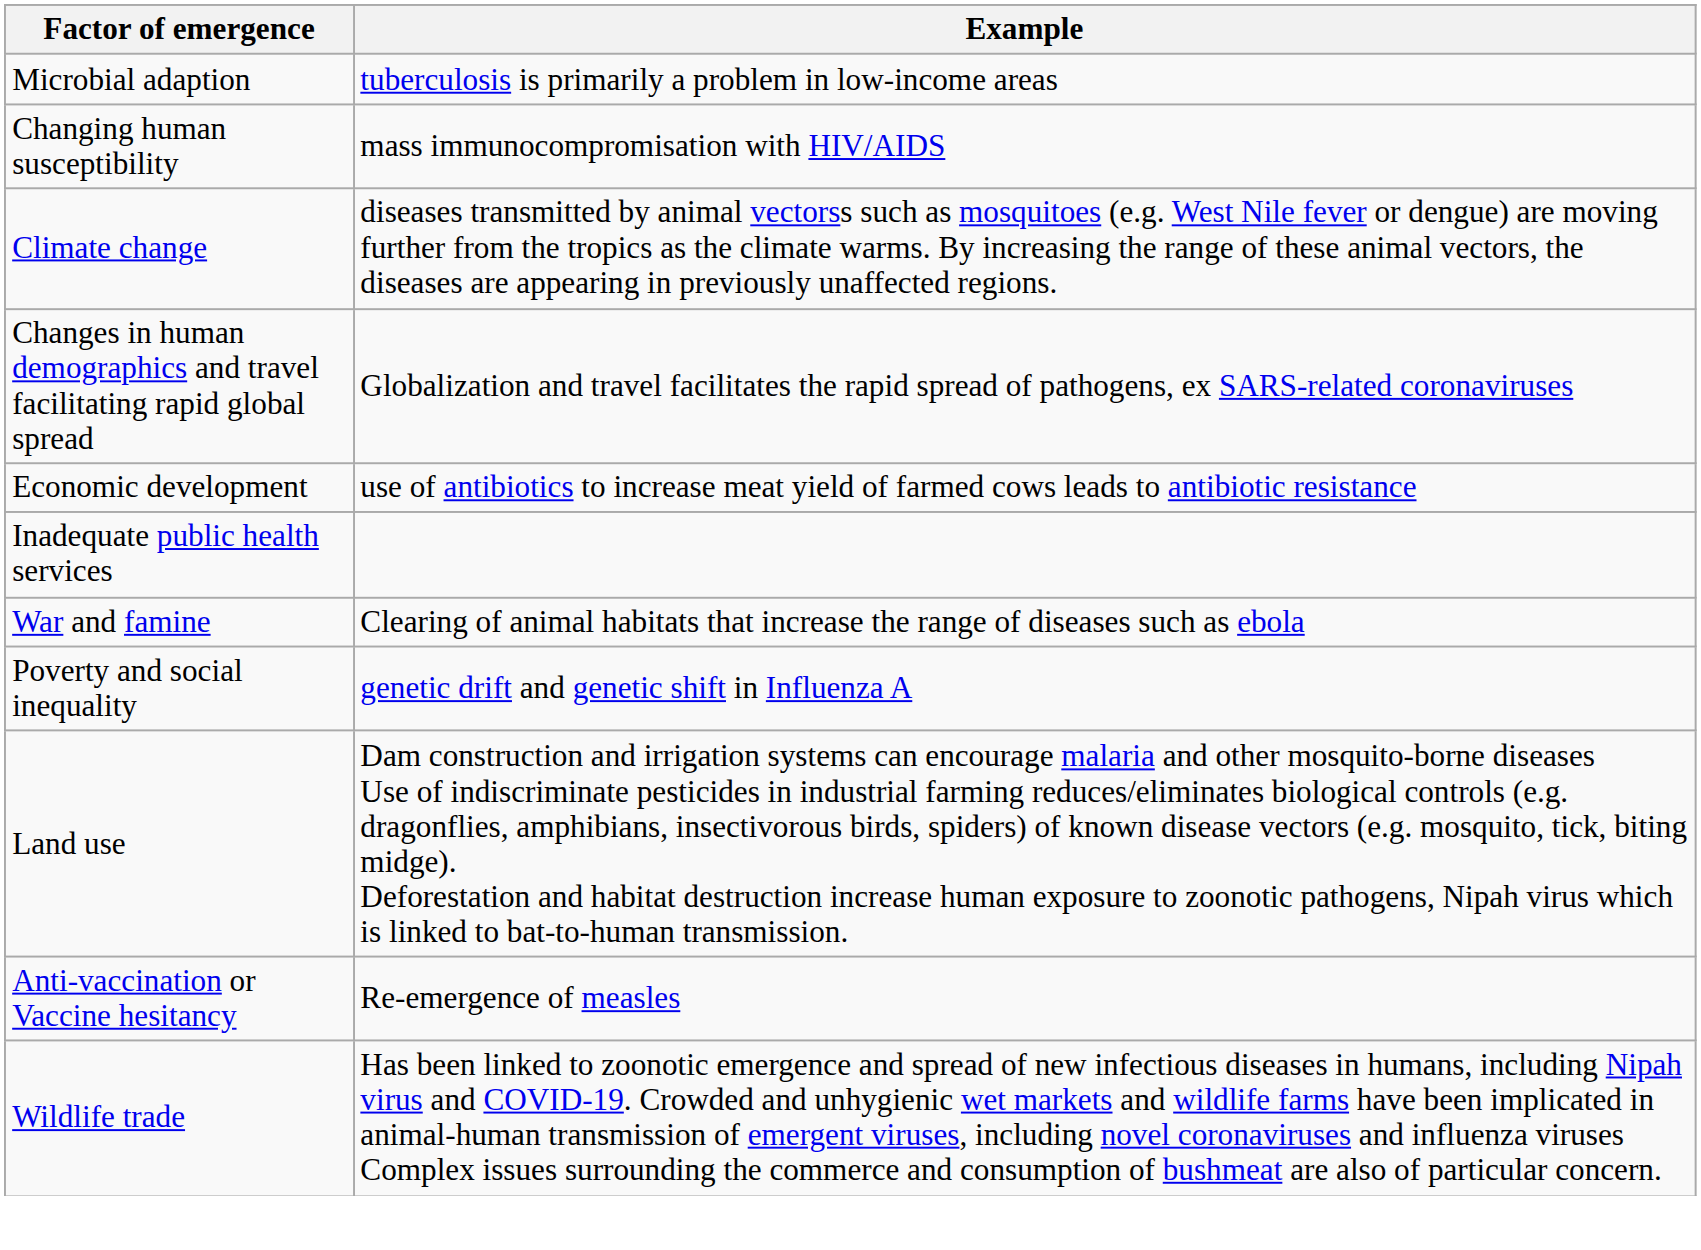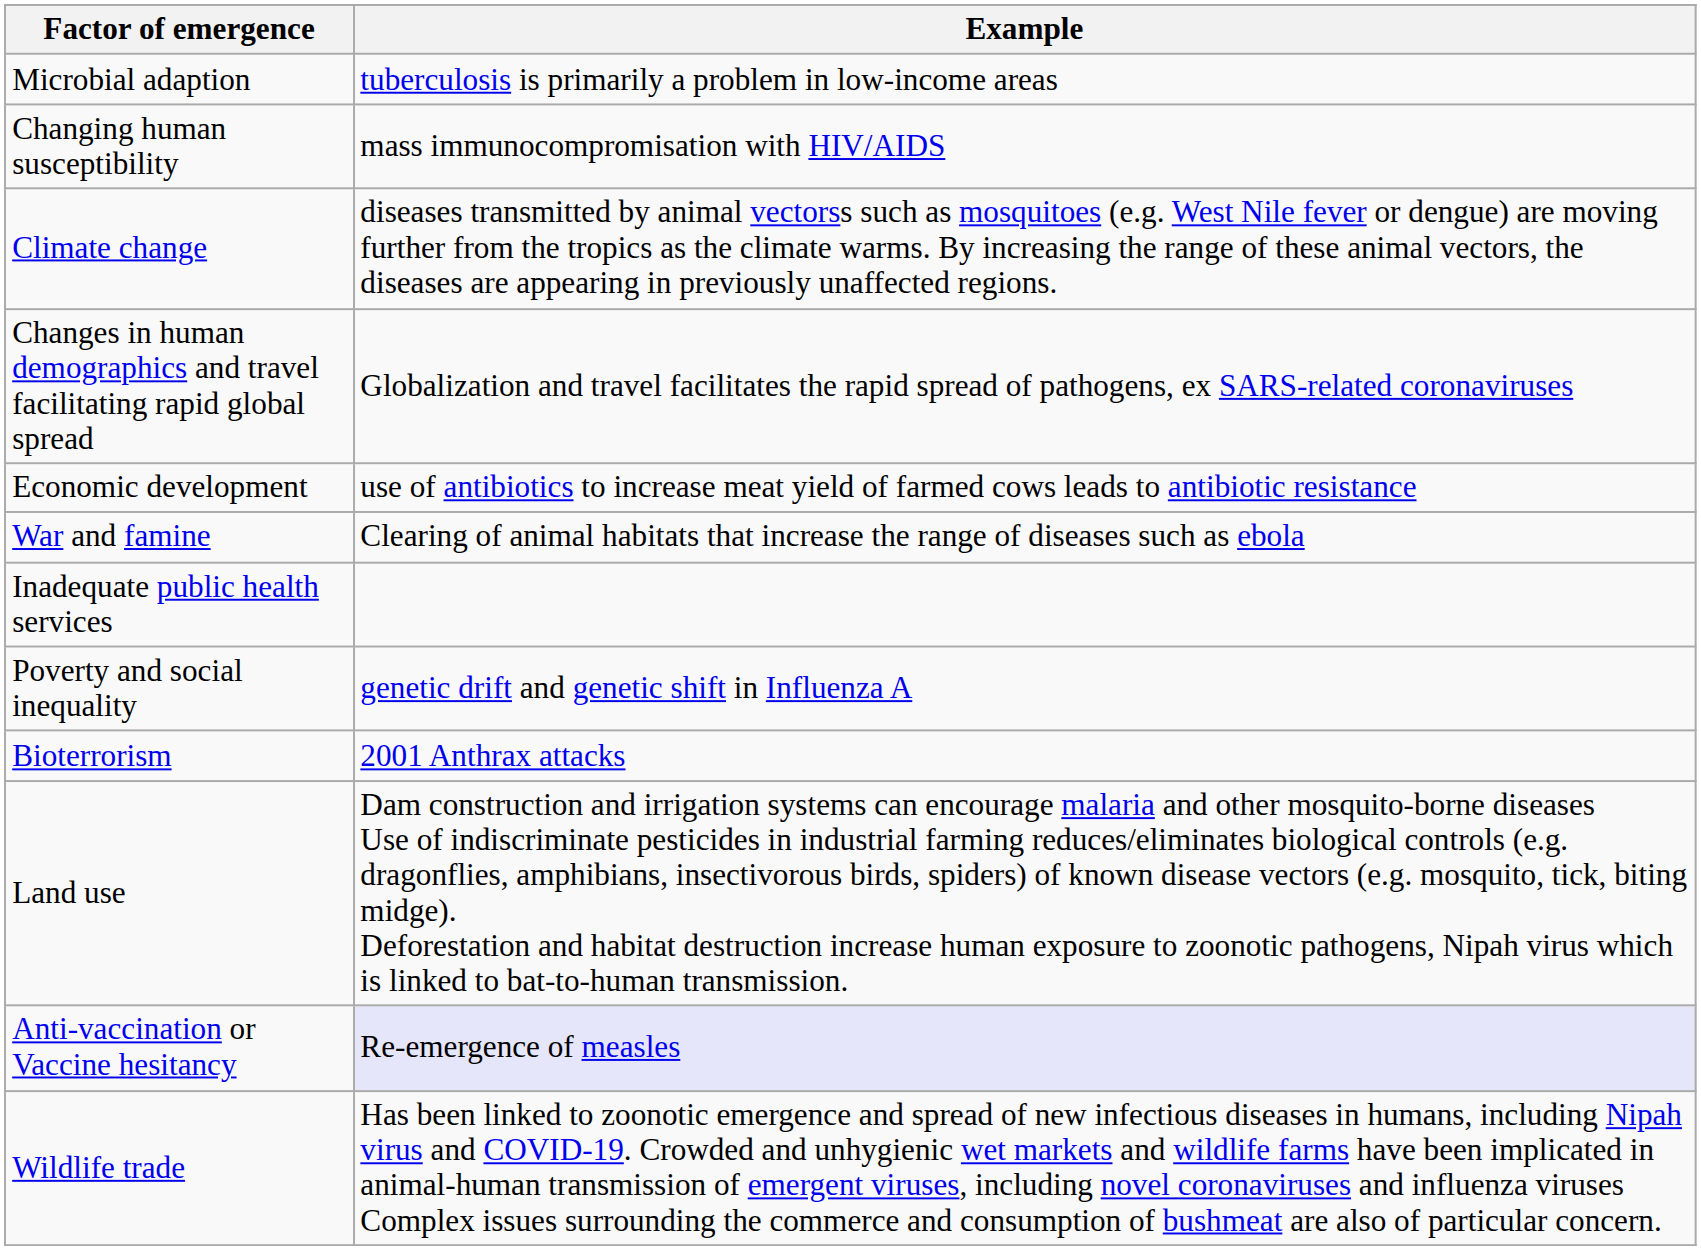rows swapped: (111, 621) <-> (166, 554)
+ row: (92, 755)
(520, 997) no background -> (520, 1047) lavender background
